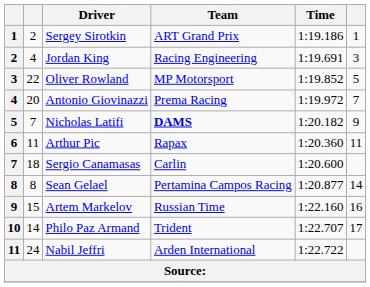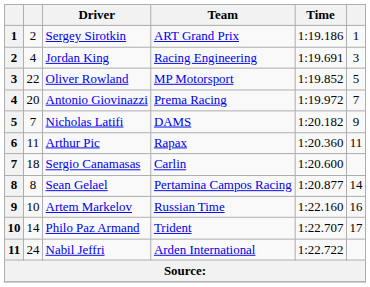(173, 121) bold -> (173, 121) normal
(33, 206) 15 -> (33, 206) 10
